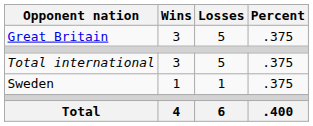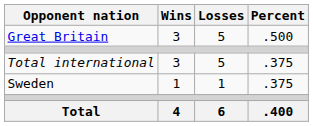(278, 36) .375 -> (278, 36) .500
